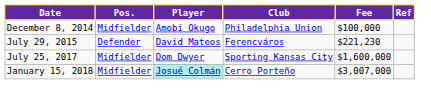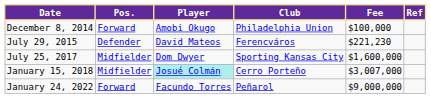(125, 28) Midfielder -> (116, 28) Forward
+ row: (50, 86)
